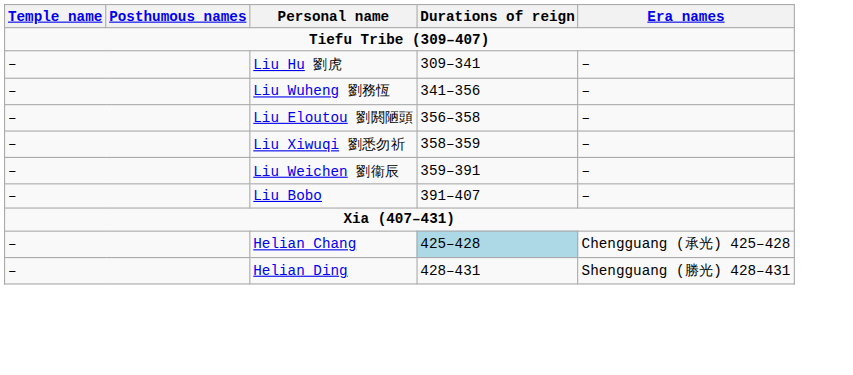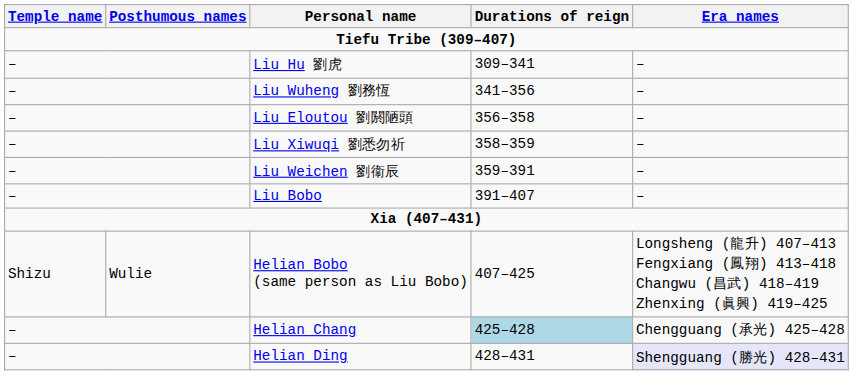+ row: (361, 274)
(686, 271) no background -> (740, 357) lavender background
